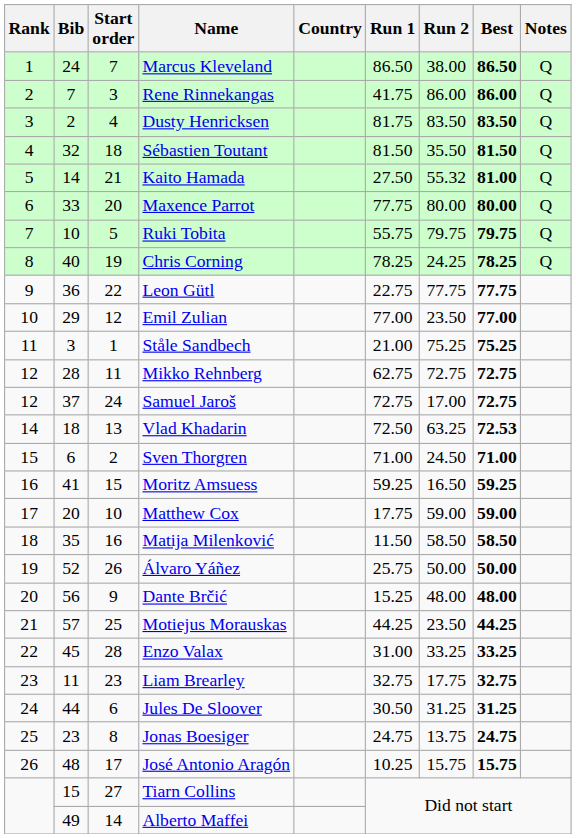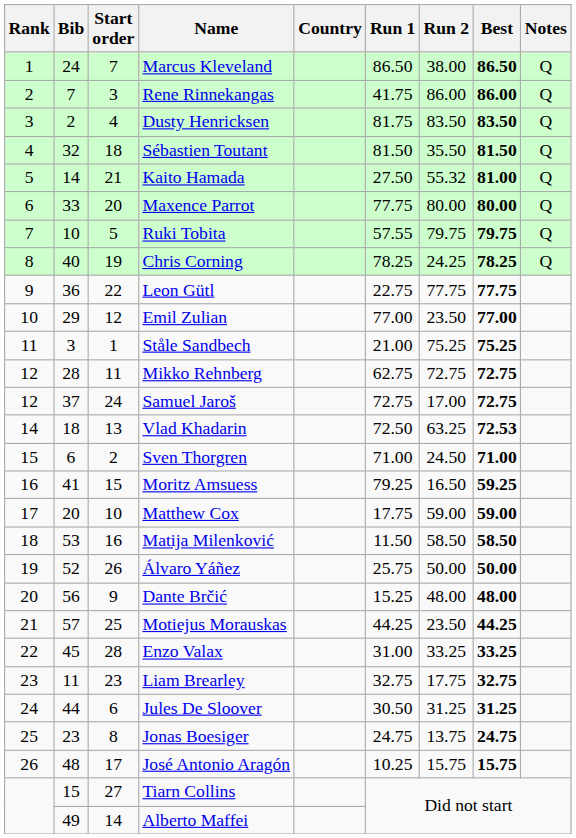(393, 233) 55.75 -> (393, 233) 57.55
(393, 484) 59.25 -> (393, 484) 79.25
(71, 540) 35 -> (71, 540) 53
